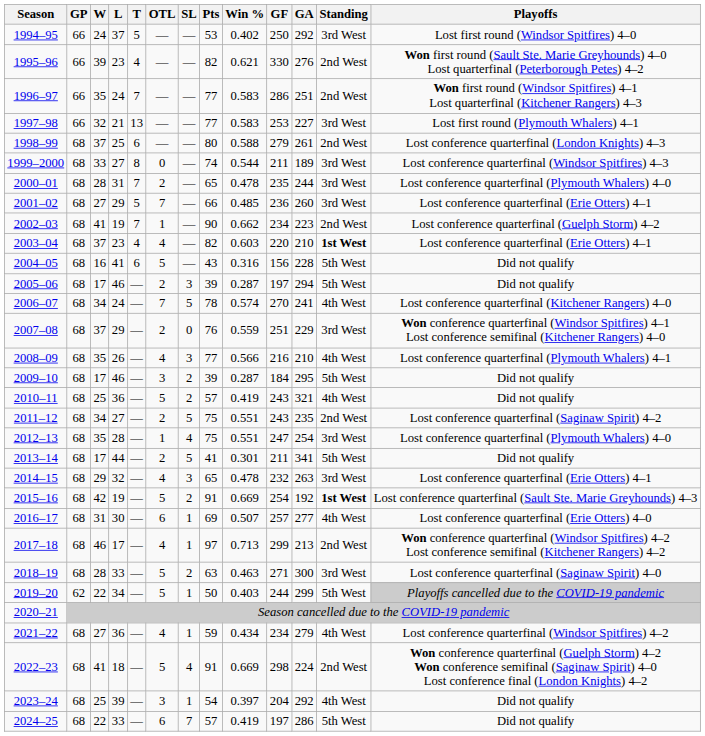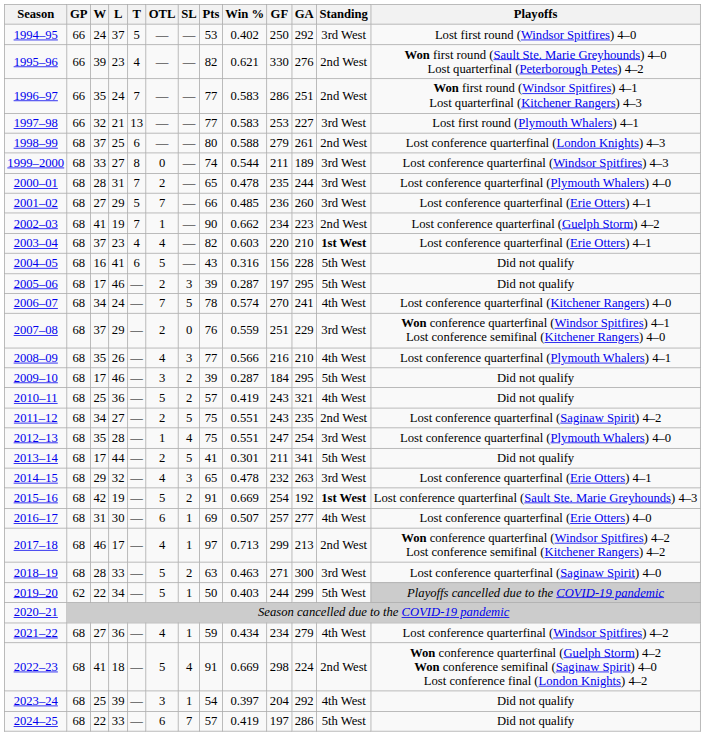(304, 283) 294 -> (304, 283) 295
